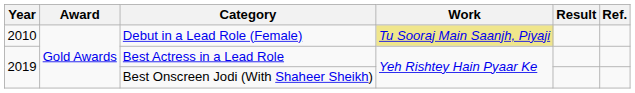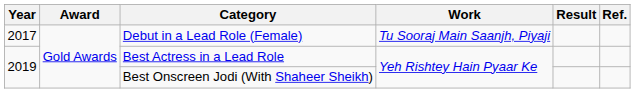(22, 35) 2010 -> (22, 35) 2017
(465, 35) khaki background -> (465, 35) no background
